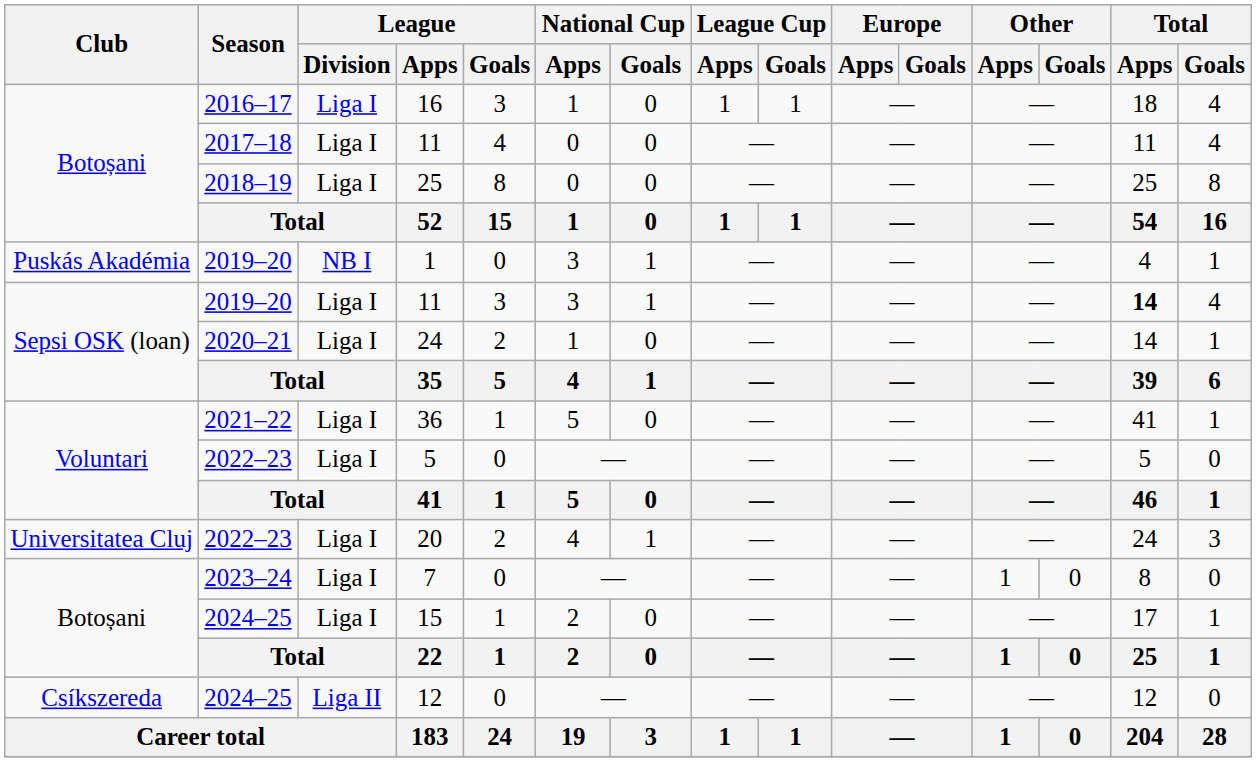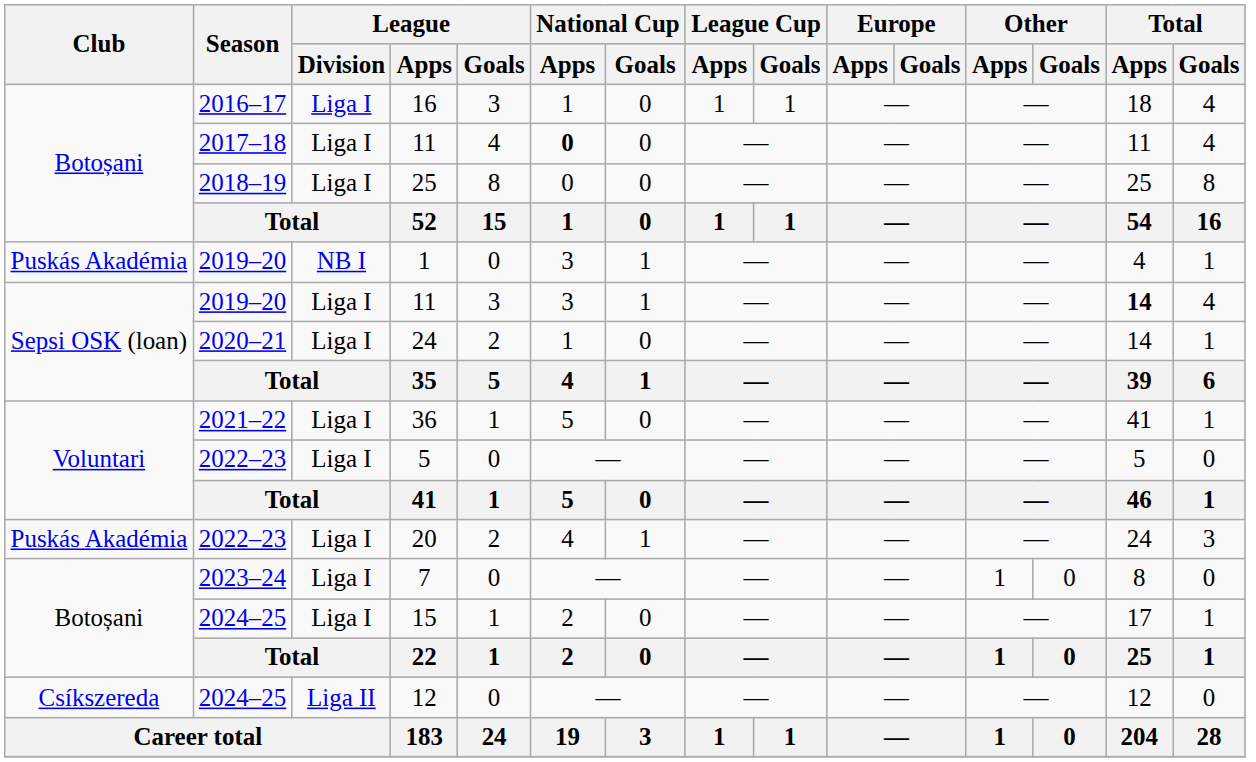(573, 143) normal -> (568, 143) bold
(102, 538) Universitatea Cluj -> (99, 538) Puskás Akadémia
